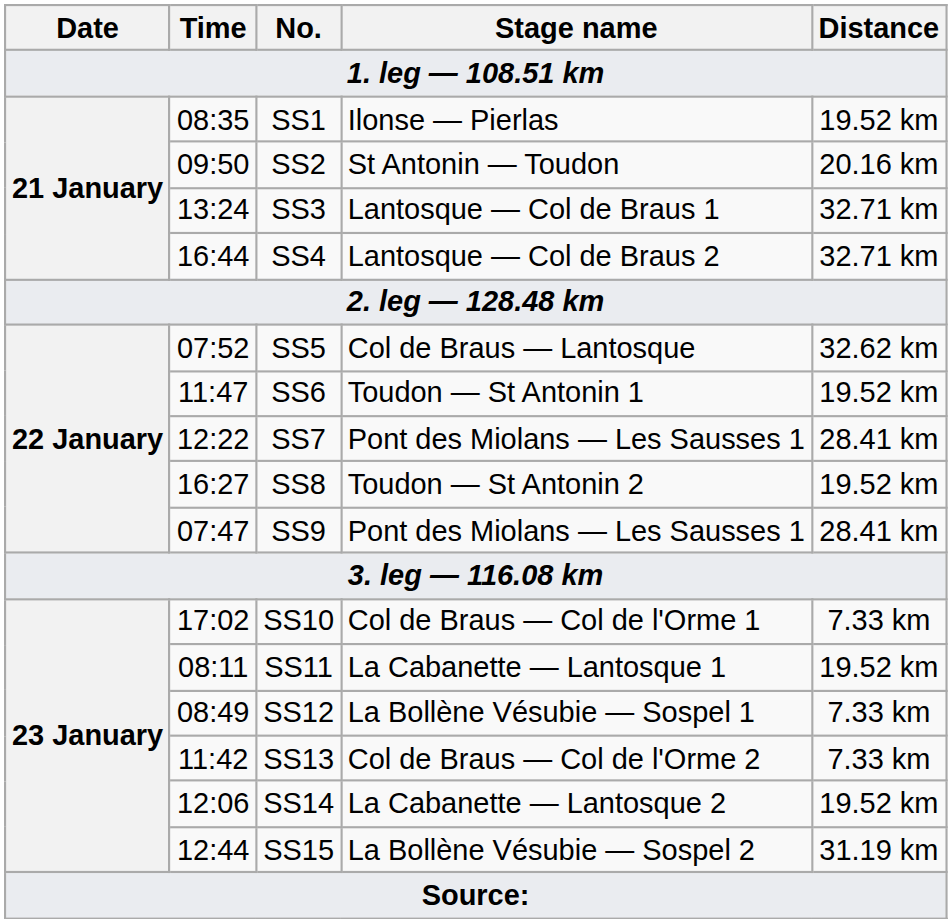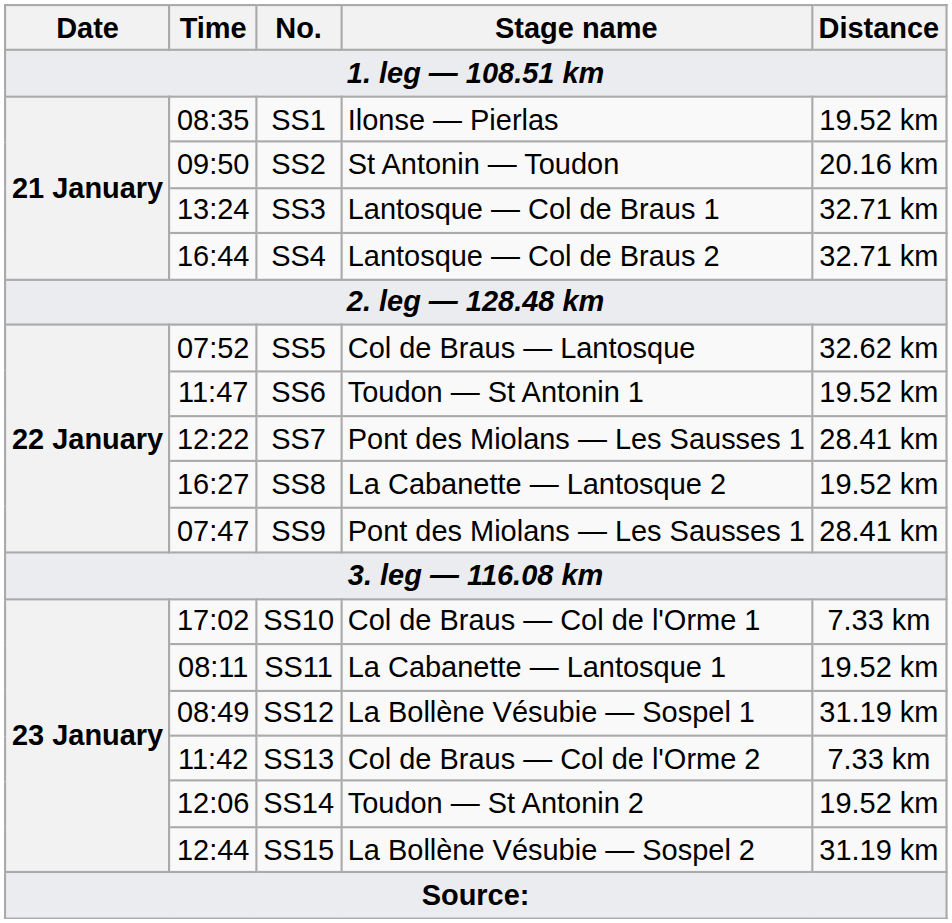(496, 484) Toudon — St Antonin 2 -> (537, 484) La Cabanette — Lantosque 2
(879, 712) 7.33 km -> (879, 712) 31.19 km
(537, 804) La Cabanette — Lantosque 2 -> (496, 804) Toudon — St Antonin 2
